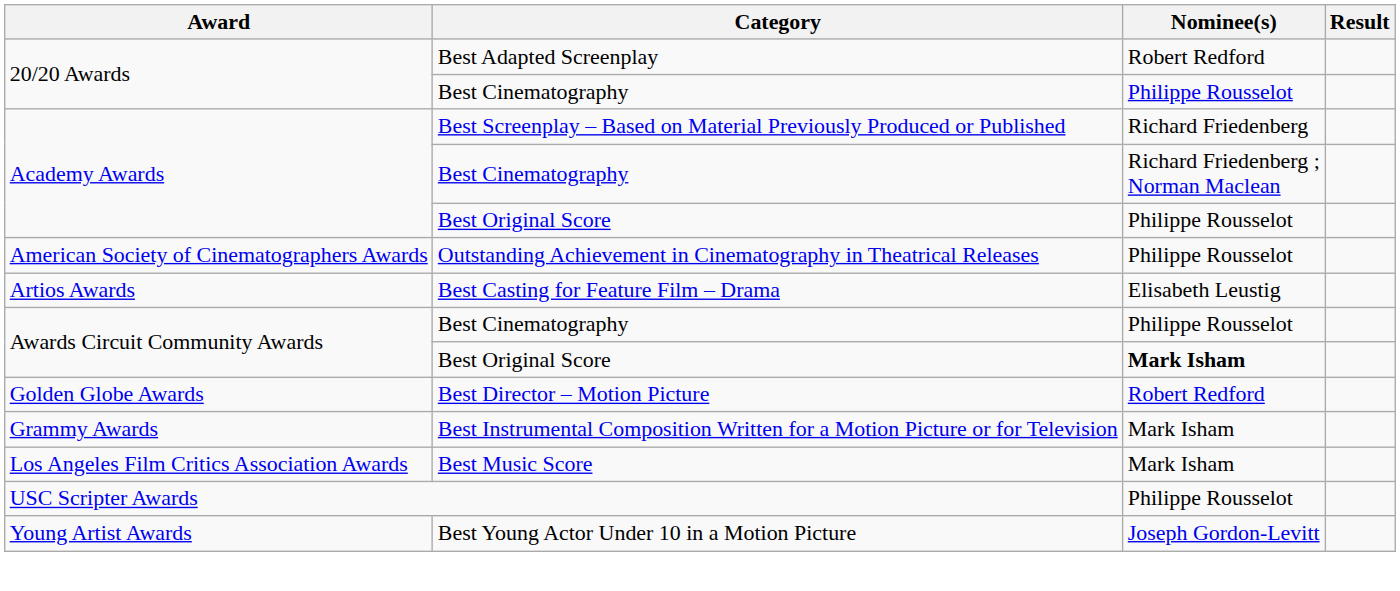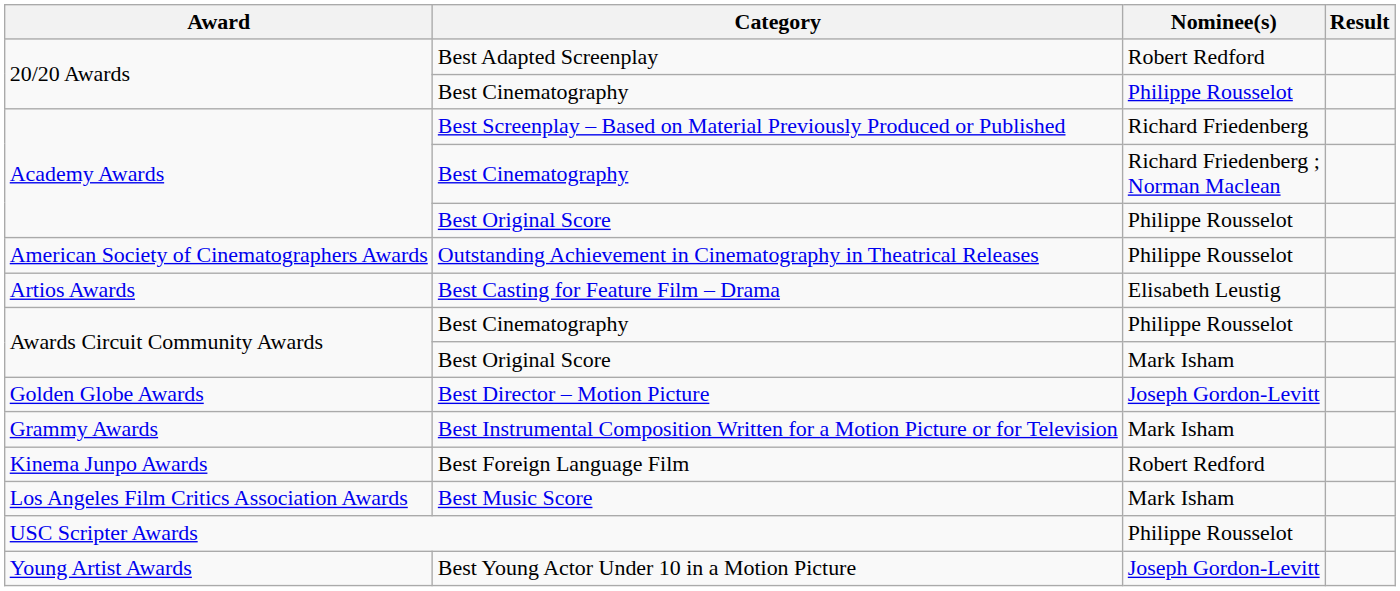(1187, 359) bold -> (1181, 359) normal
(1196, 394) Robert Redford -> (1224, 394) Joseph Gordon-Levitt
+ row: (109, 463)
